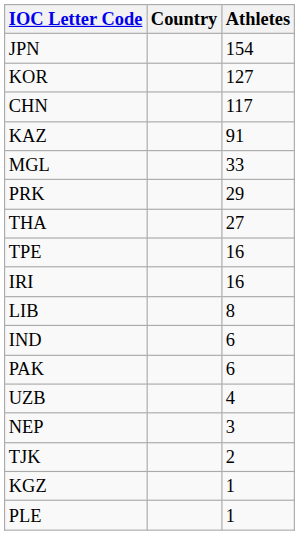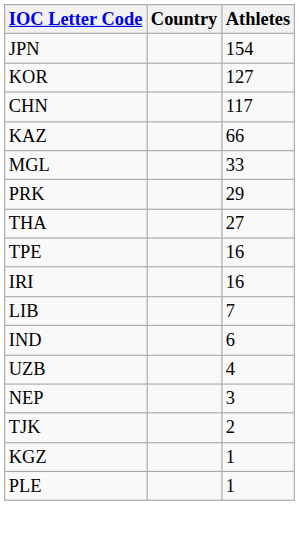(235, 135) 91 -> (235, 135) 66
(230, 310) 8 -> (230, 310) 7
- row: (26, 369)
